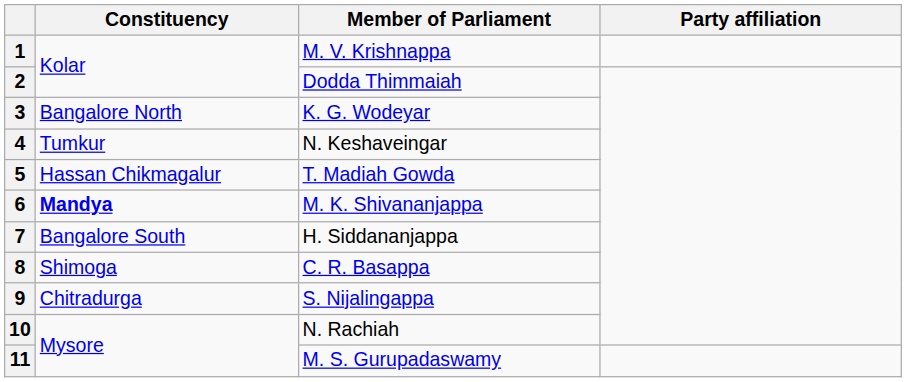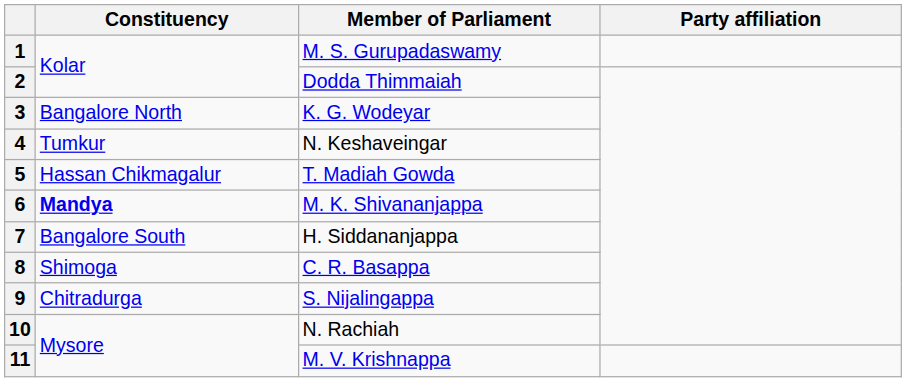(377, 50) M. V. Krishnappa -> (402, 50) M. S. Gurupadaswamy
(402, 360) M. S. Gurupadaswamy -> (377, 360) M. V. Krishnappa
